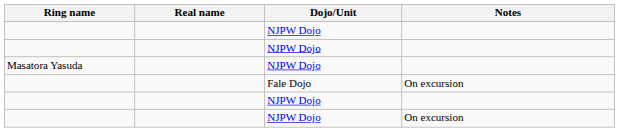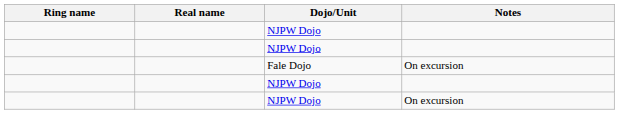- row: (45, 65)
